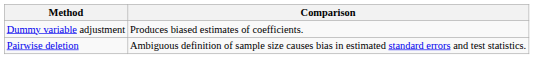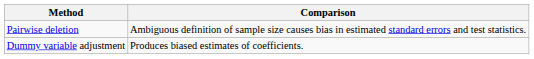rows swapped: (43, 45) <-> (66, 29)
